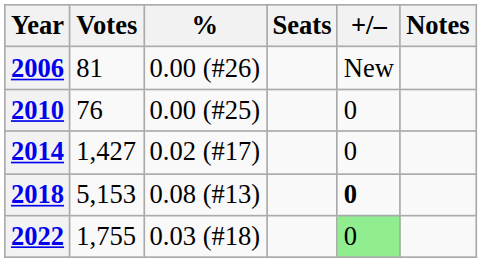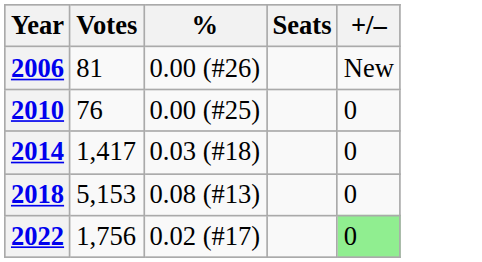- column: (438, 25)
(106, 151) 1,427 -> (106, 151) 1,417
(205, 151) 0.02 (#17) -> (205, 151) 0.03 (#18)
(350, 194) bold -> (350, 194) normal
(106, 236) 1,755 -> (106, 236) 1,756
(205, 236) 0.03 (#18) -> (205, 236) 0.02 (#17)
